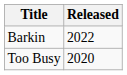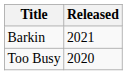(81, 37) 2022 -> (81, 37) 2021
